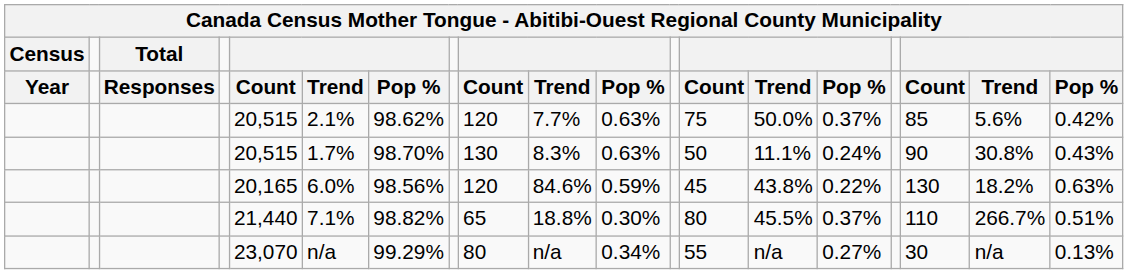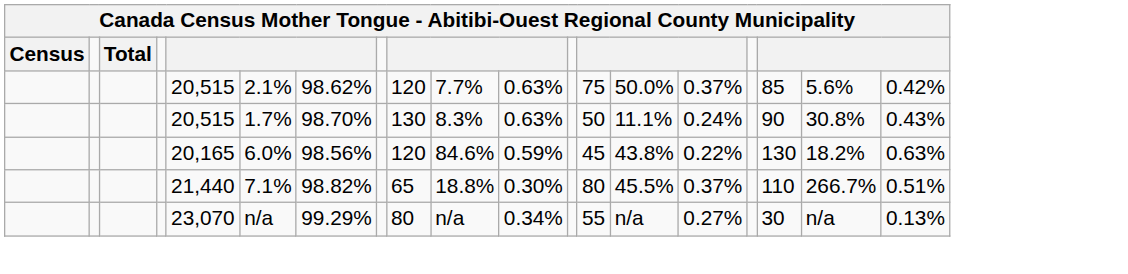- row: (47, 86)
